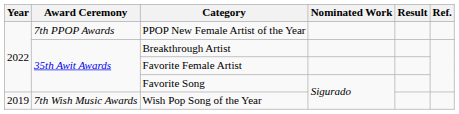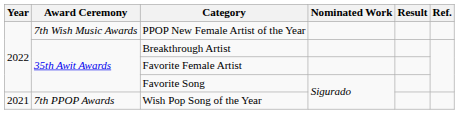(74, 30) 7th PPOP Awards -> (86, 30) 7th Wish Music Awards
(18, 100) 2019 -> (18, 100) 2021
(86, 100) 7th Wish Music Awards -> (74, 100) 7th PPOP Awards
